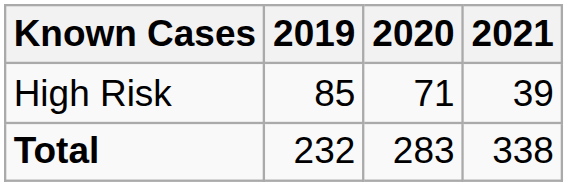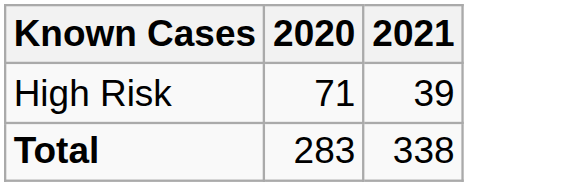- column: (314, 33)
